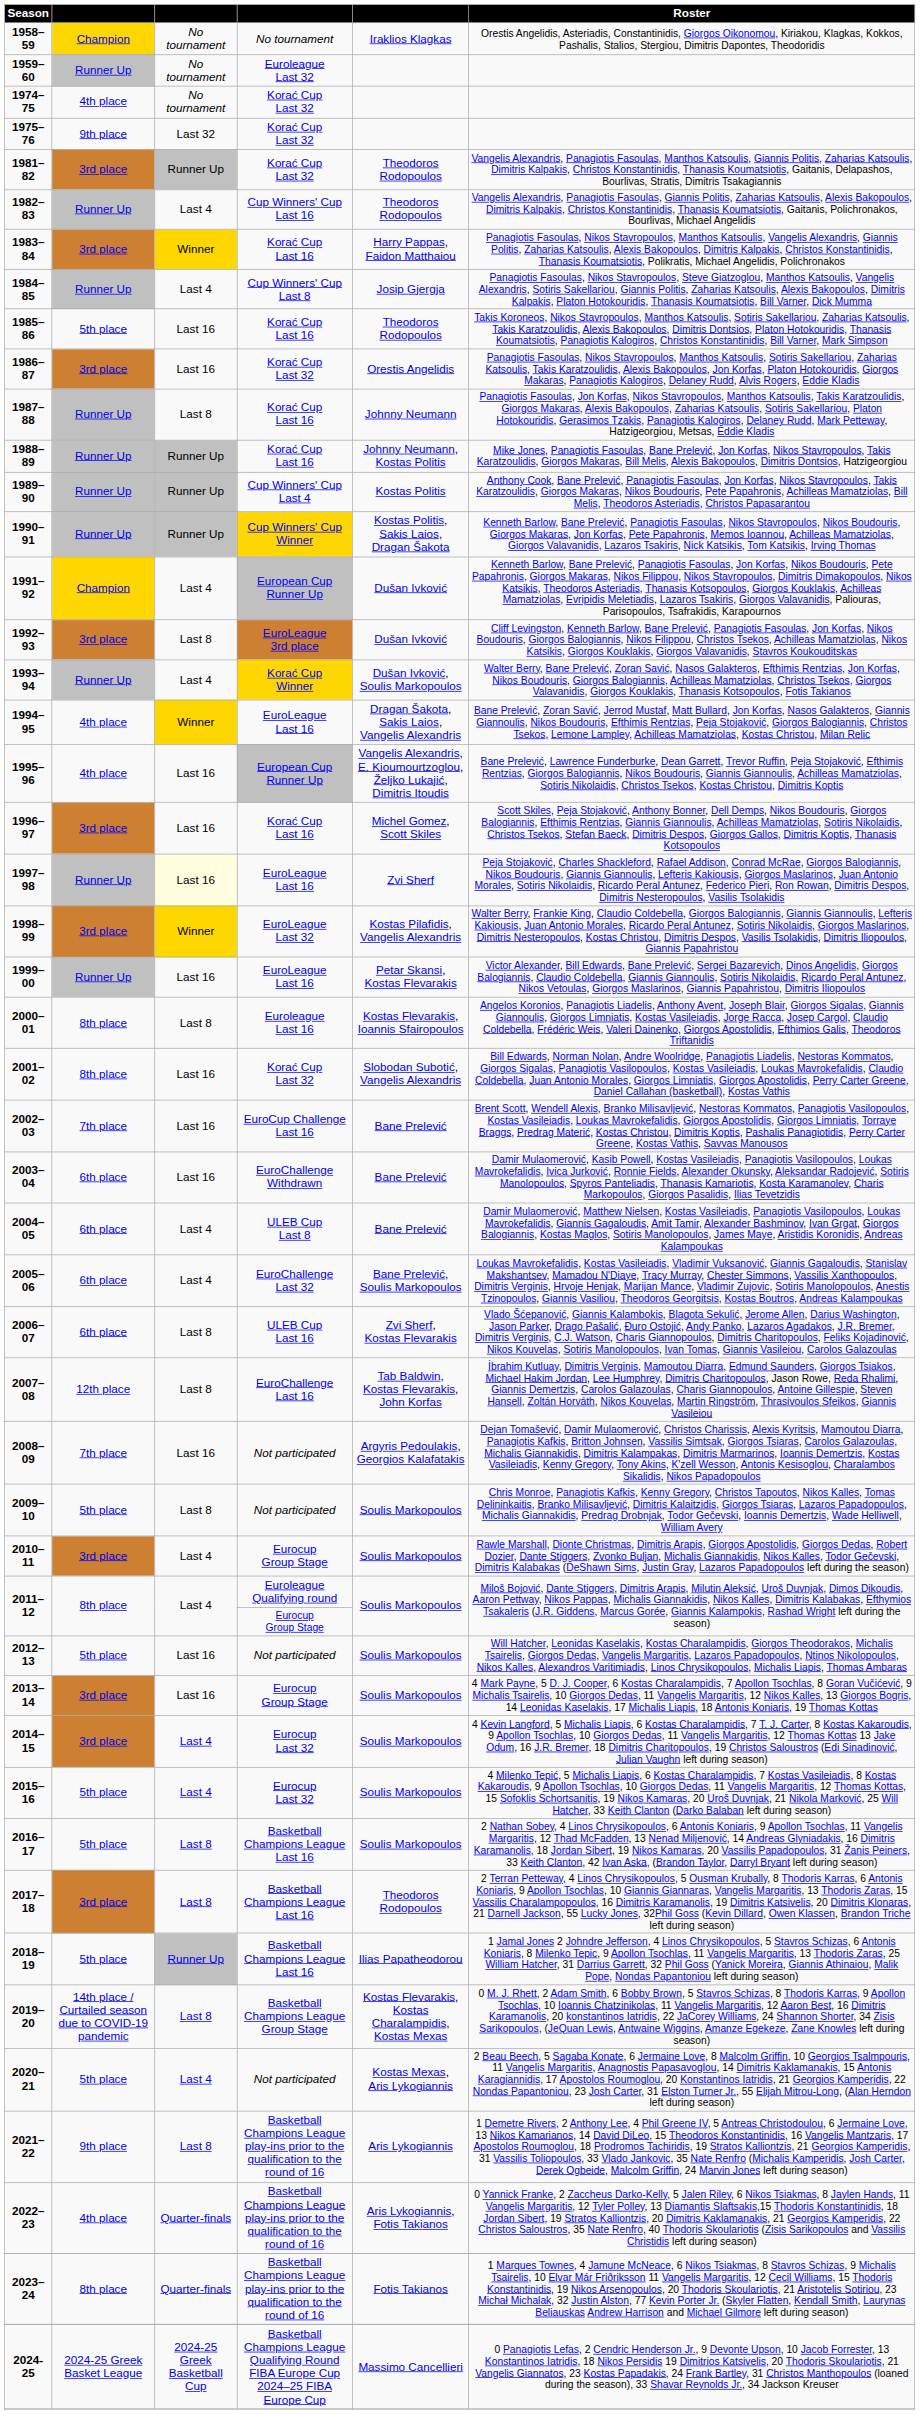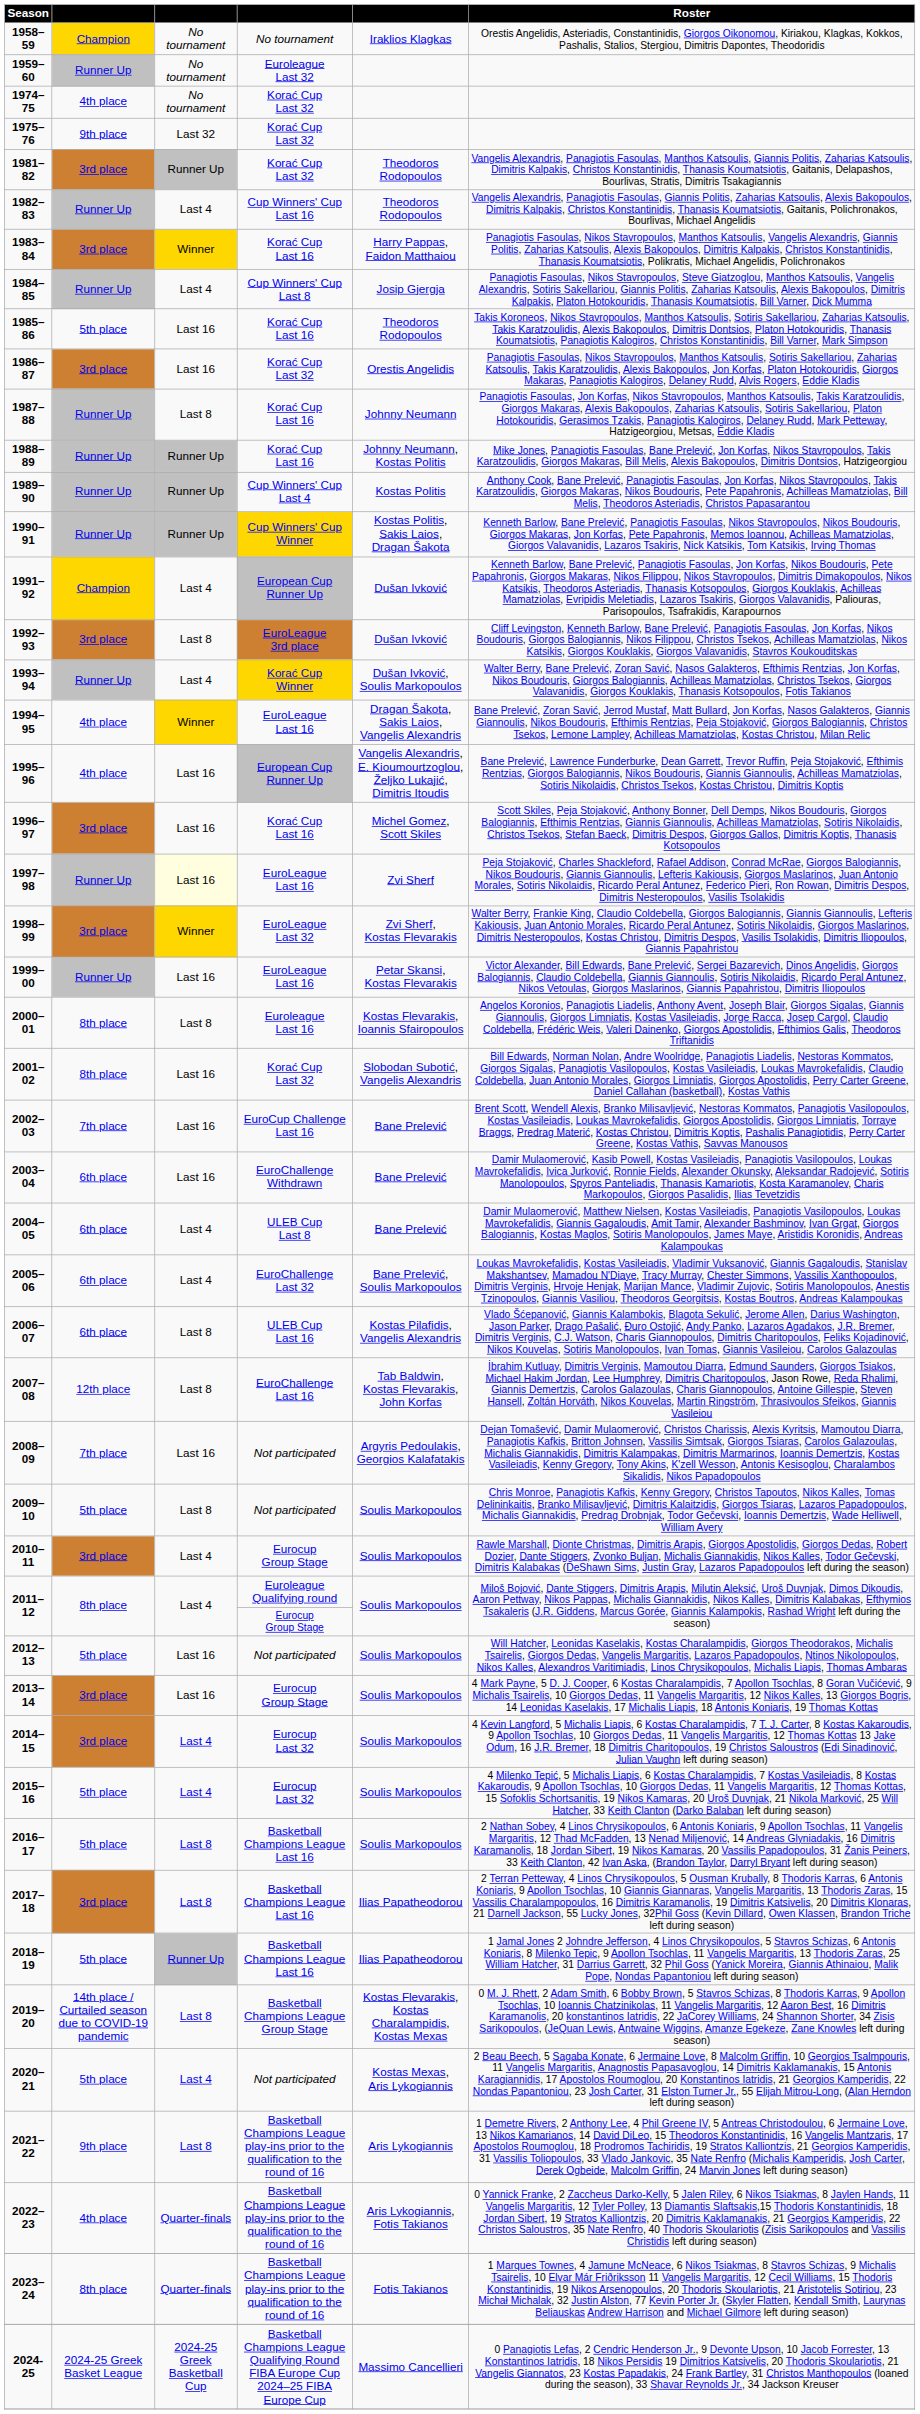(411, 931) Kostas Pilafidis, Vangelis Alexandris -> (411, 931) Zvi Sherf, Kostas Flevarakis
(411, 1332) Zvi Sherf, Kostas Flevarakis -> (411, 1332) Kostas Pilafidis, Vangelis Alexandris
(411, 1901) Theodoros Rodopoulos -> (411, 1901) Ilias Papatheodorou
